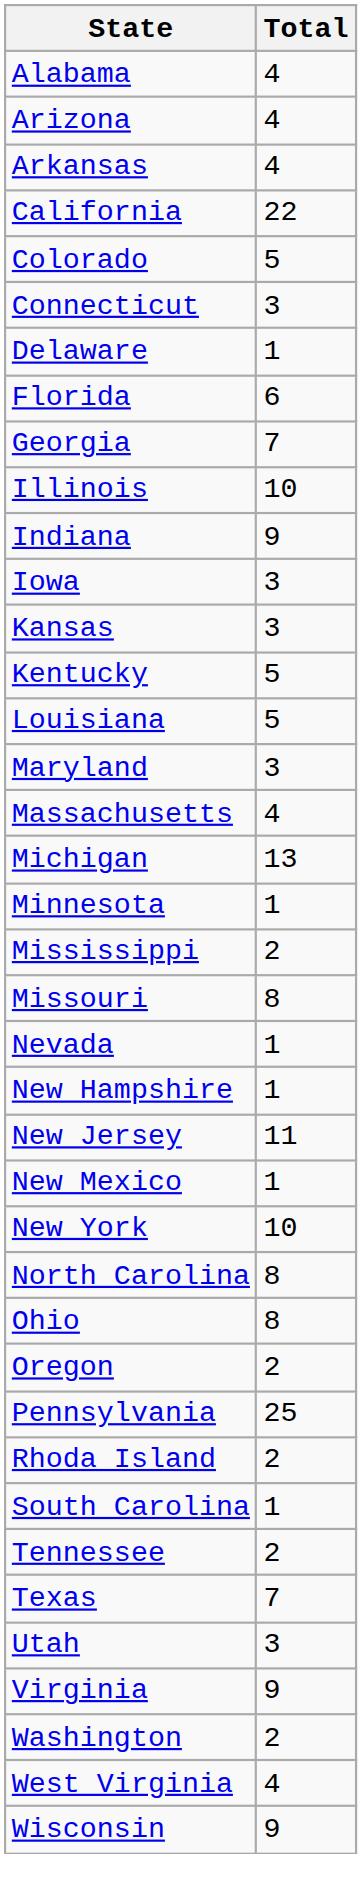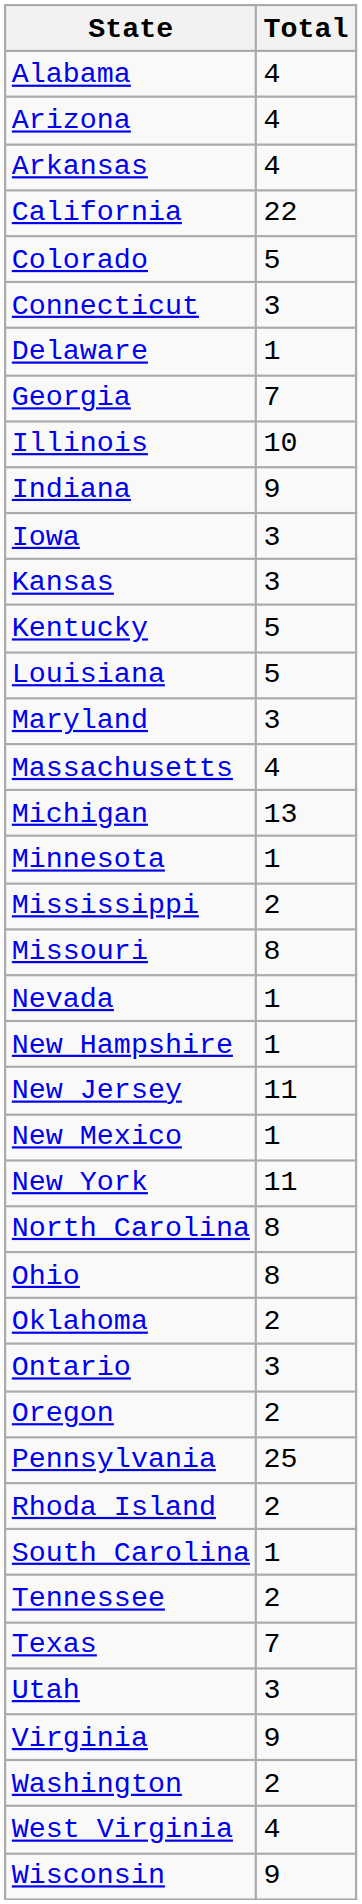- row: (71, 398)
(280, 1229) 10 -> (280, 1183) 11
+ row: (80, 1321)
+ row: (71, 1368)
